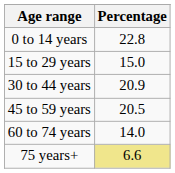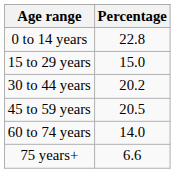(132, 86) 20.9 -> (132, 86) 20.2
(132, 156) khaki background -> (132, 156) no background
